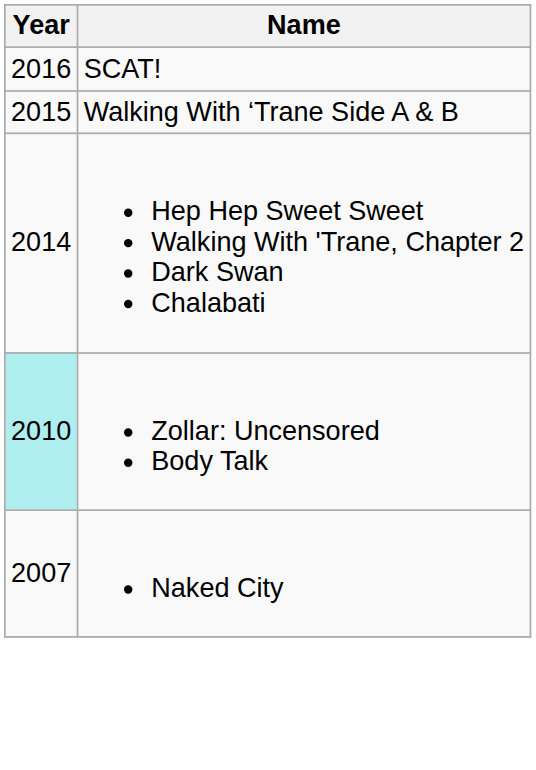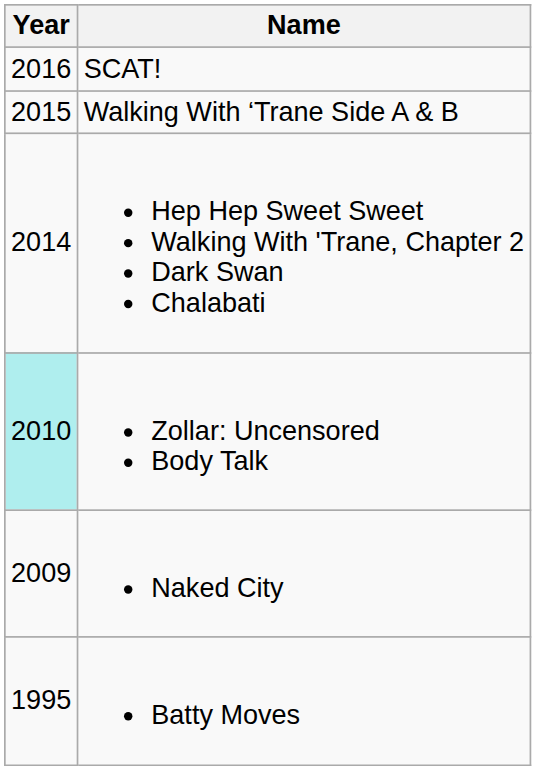(41, 573) 2007 -> (41, 573) 2009
+ row: (304, 716)
